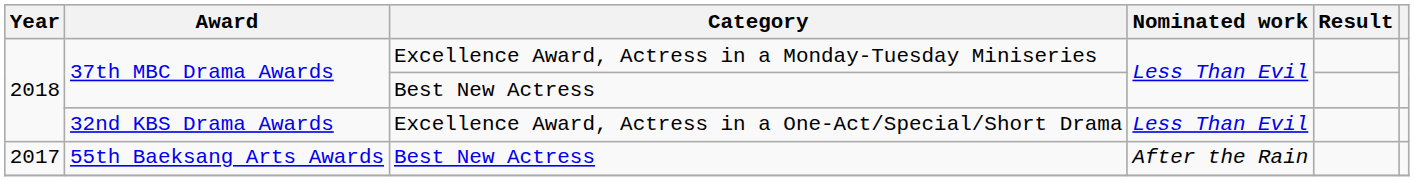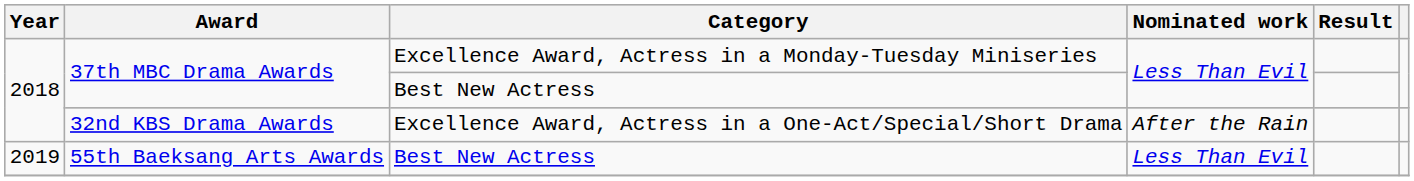(1220, 124) Less Than Evil -> (1220, 124) After the Rain
(35, 158) 2017 -> (35, 158) 2019
(1220, 158) After the Rain -> (1220, 158) Less Than Evil
